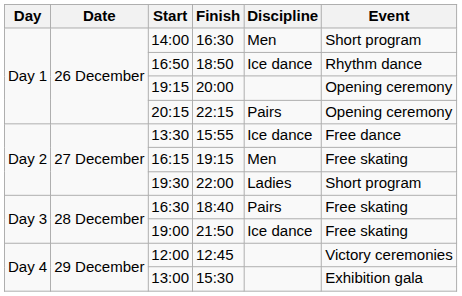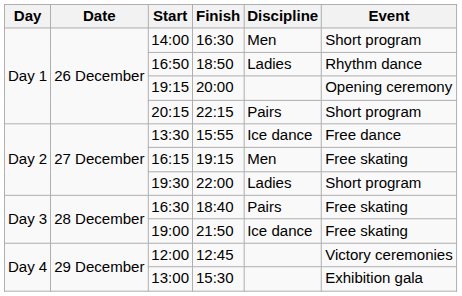(280, 64) Ice dance -> (269, 64) Ladies
(389, 111) Opening ceremony -> (373, 111) Short program
